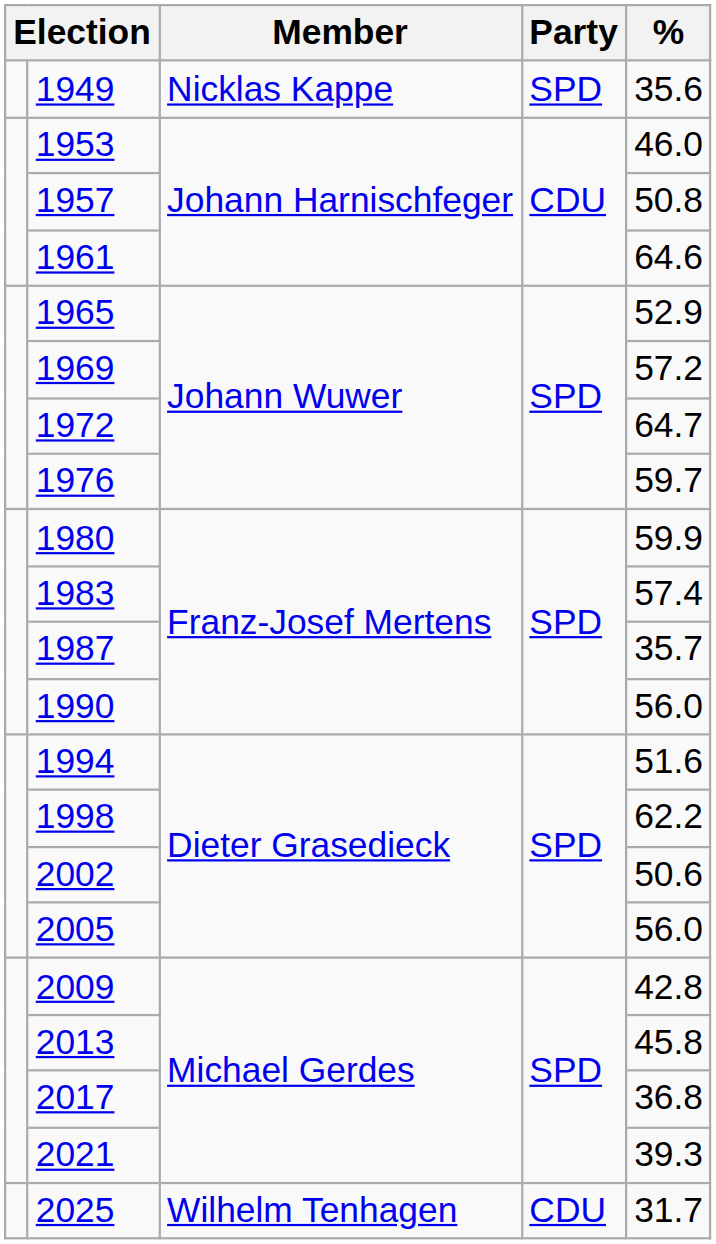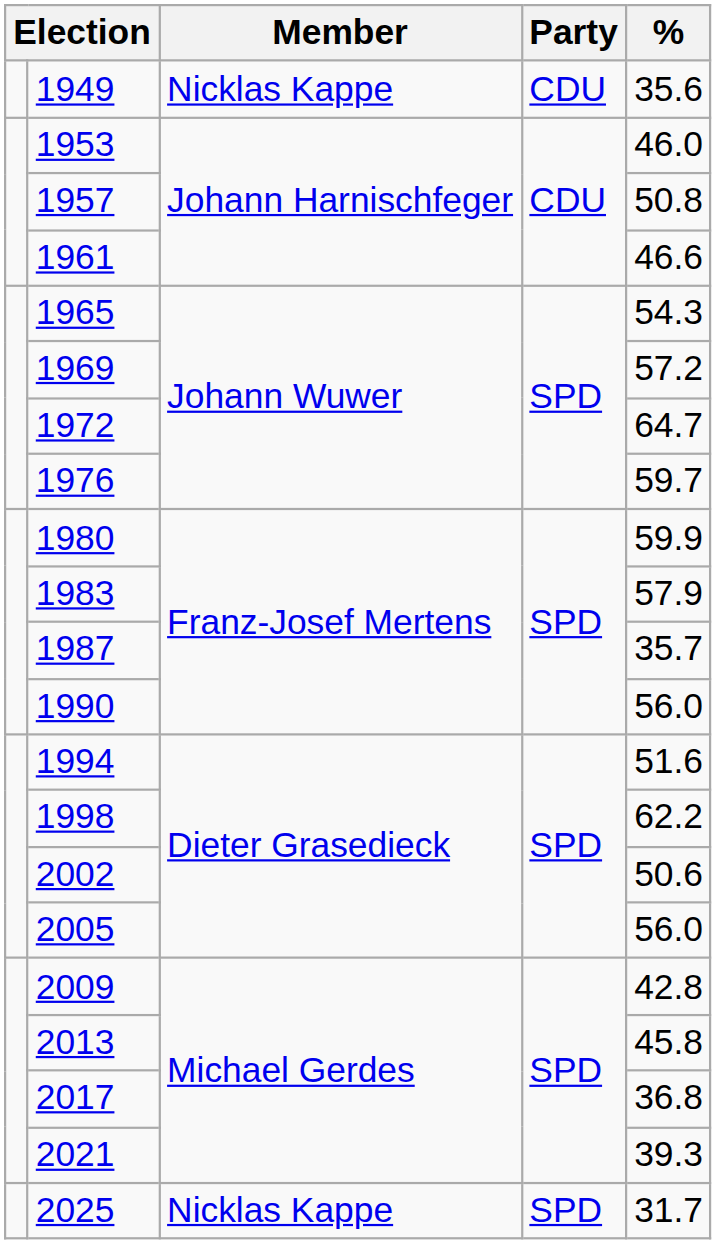(566, 88) SPD -> (568, 88) CDU
(669, 256) 64.6 -> (669, 256) 46.6
(669, 312) 52.9 -> (669, 312) 54.3
(669, 593) 57.4 -> (669, 593) 57.9
(312, 1210) Wilhelm Tenhagen -> (280, 1210) Nicklas Kappe
(568, 1210) CDU -> (566, 1210) SPD
